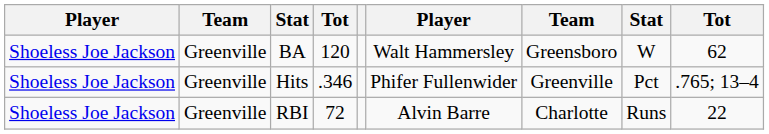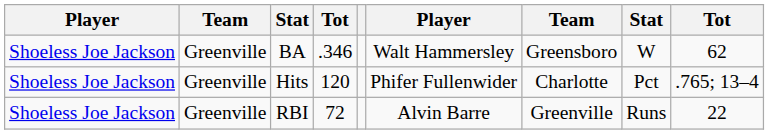(335, 50) 120 -> (335, 50) .346
(335, 81) .346 -> (335, 81) 120
(572, 81) Greenville -> (572, 81) Charlotte
(572, 112) Charlotte -> (572, 112) Greenville
